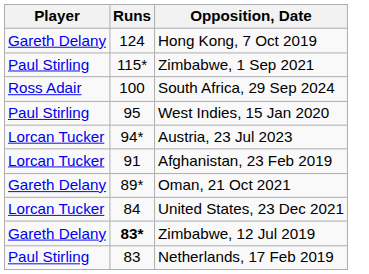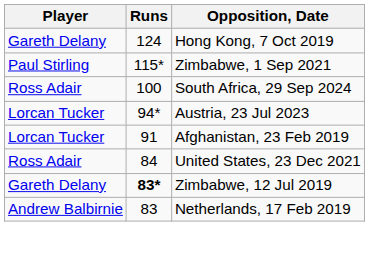- row: (244, 112)
- row: (224, 185)
(56, 209) Lorcan Tucker -> (45, 161) Ross Adair
(49, 257) Paul Stirling -> (65, 209) Andrew Balbirnie
